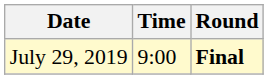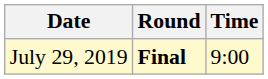columns swapped: (162, 21) <-> (227, 21)
